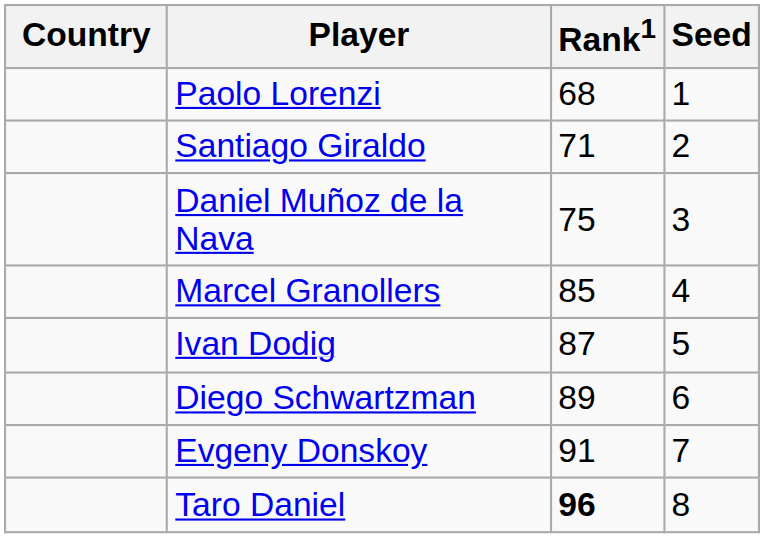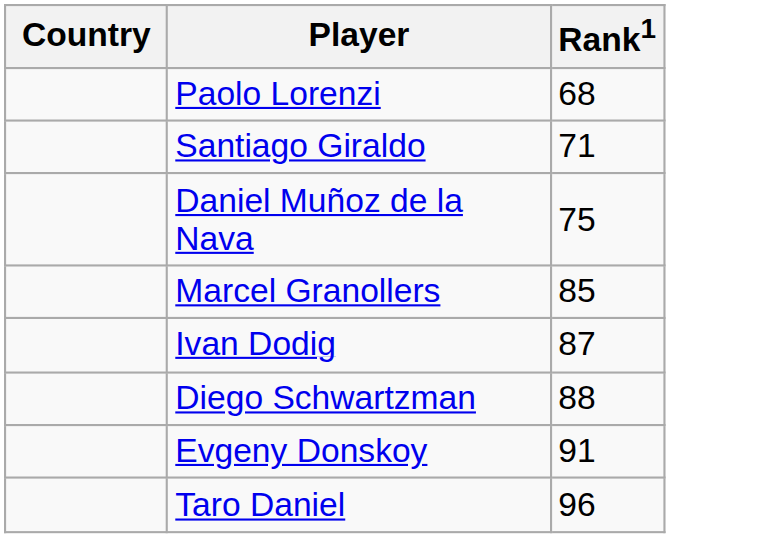- column: (712, 35)
(577, 397) 89 -> (577, 397) 88
(577, 504) bold -> (577, 504) normal
